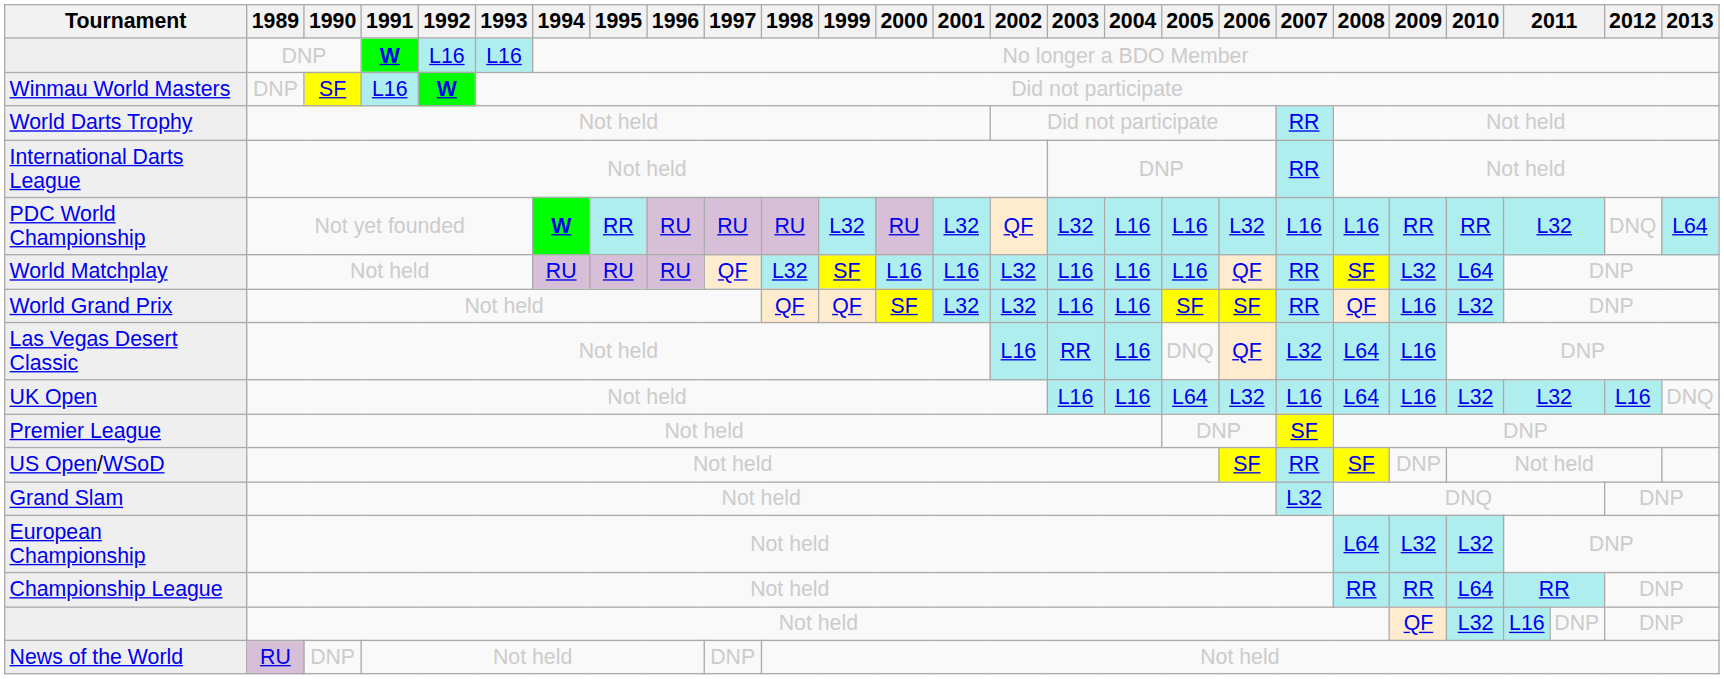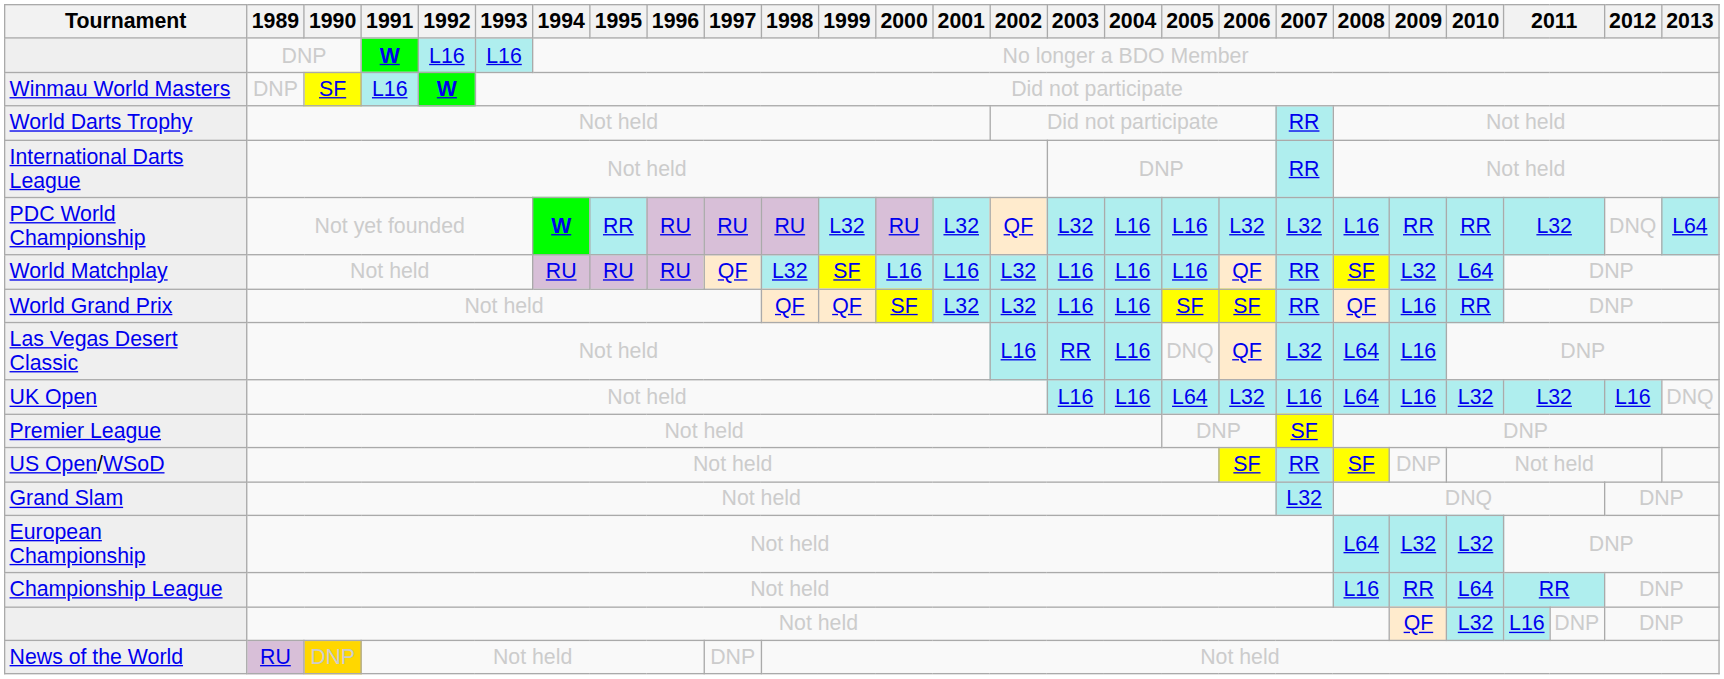(1304, 226) L16 -> (1304, 226) L32
(1476, 305) L32 -> (1476, 305) RR
(1361, 589) RR -> (1361, 589) L16
(333, 657) no background -> (333, 657) gold background
